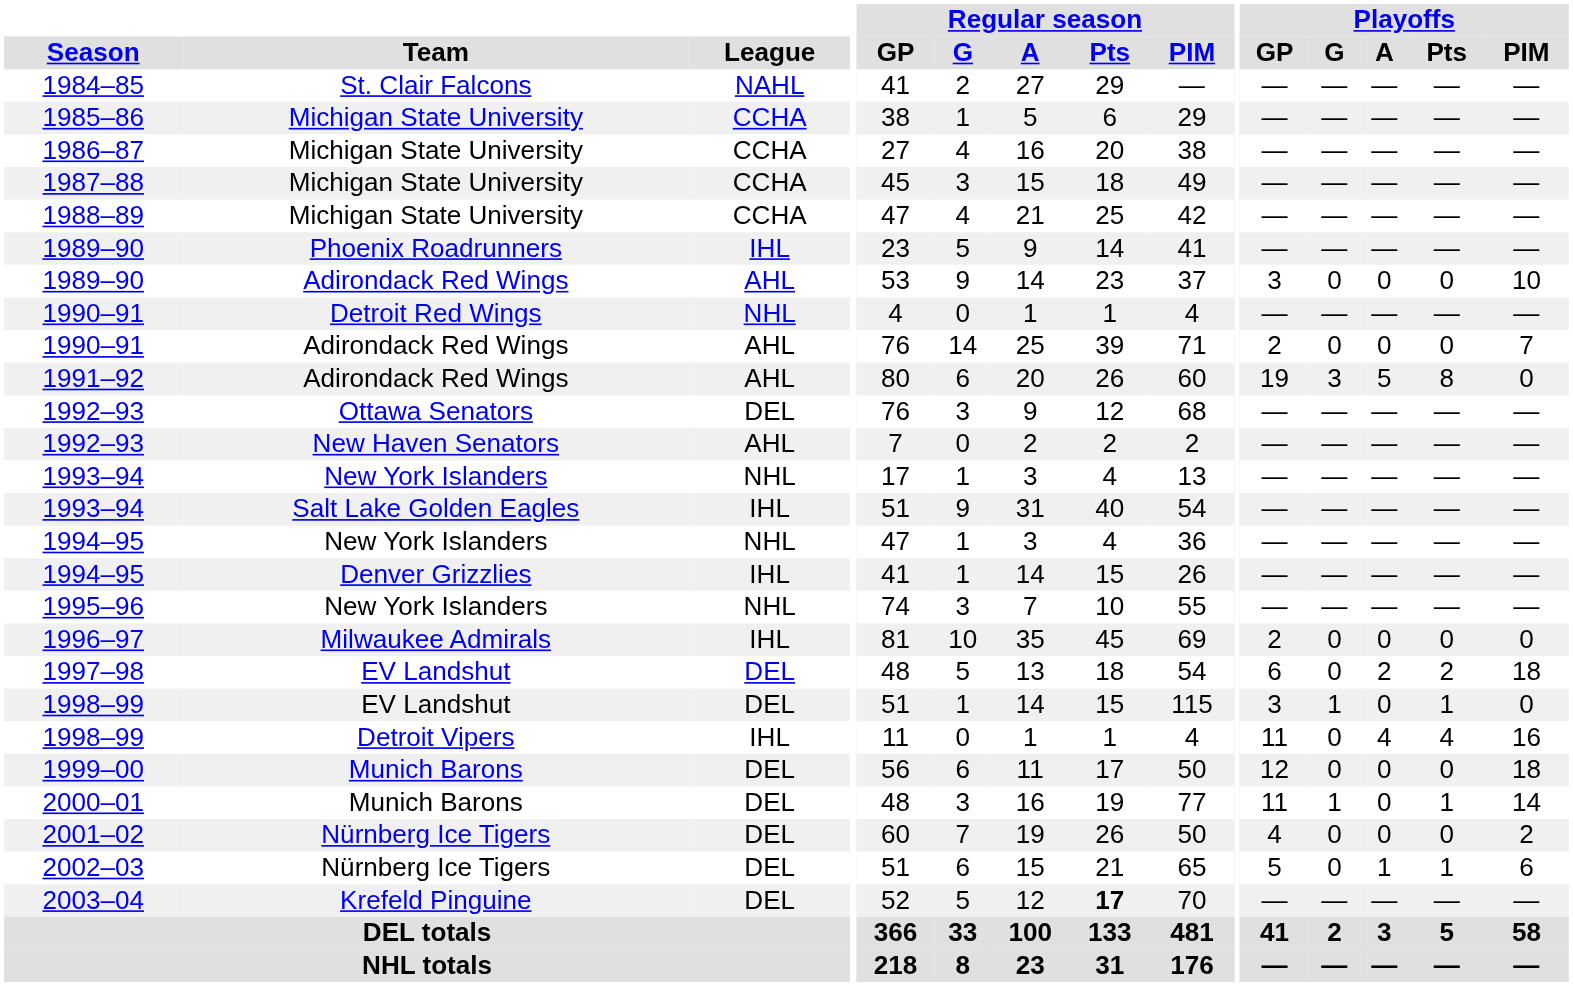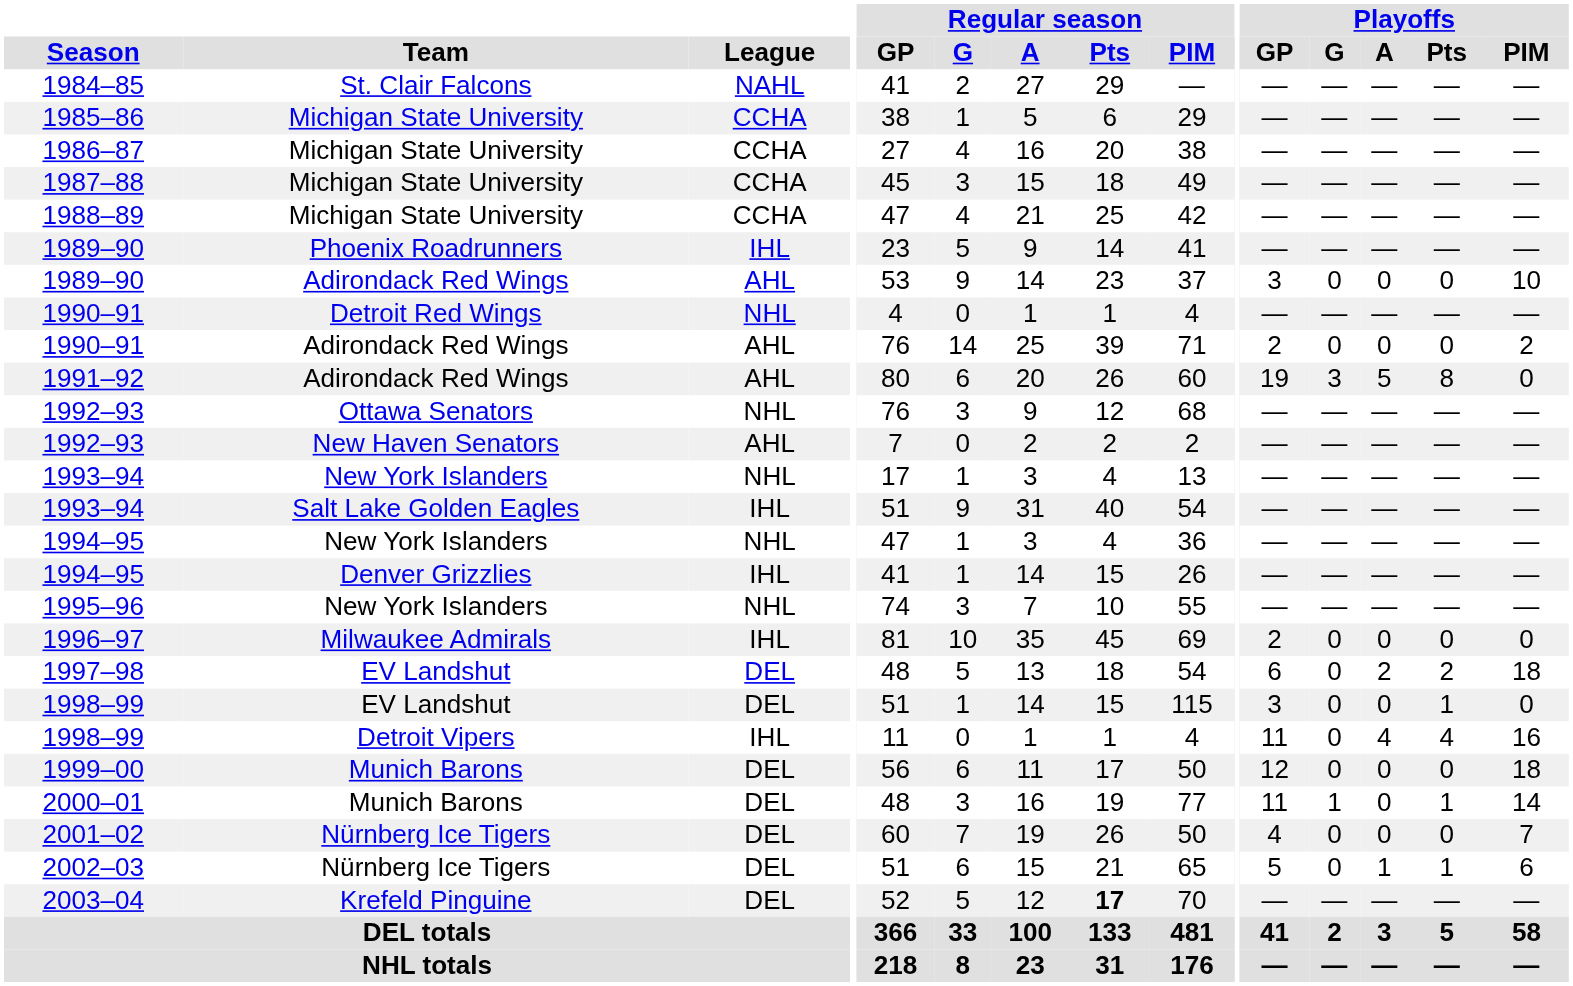(1526, 345) 7 -> (1526, 345) 2
(770, 411) DEL -> (770, 411) NHL
(1334, 704) 1 -> (1334, 704) 0
(1526, 834) 2 -> (1526, 834) 7
